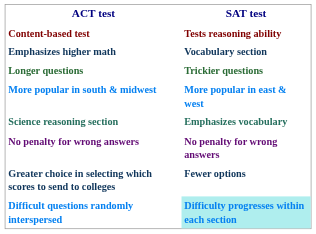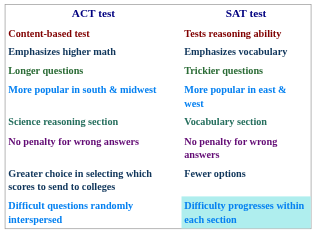(226, 52) Vocabulary section -> (236, 52) Emphasizes vocabulary
(236, 122) Emphasizes vocabulary -> (226, 122) Vocabulary section
